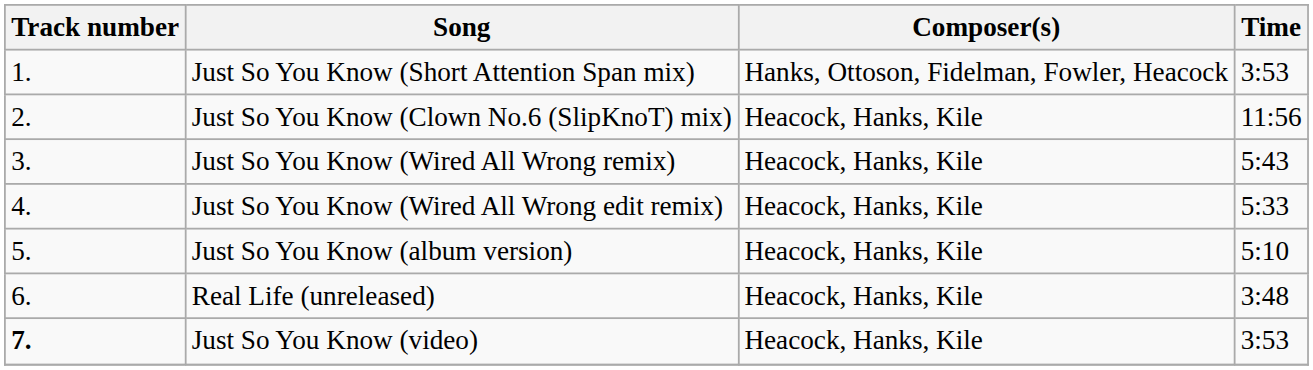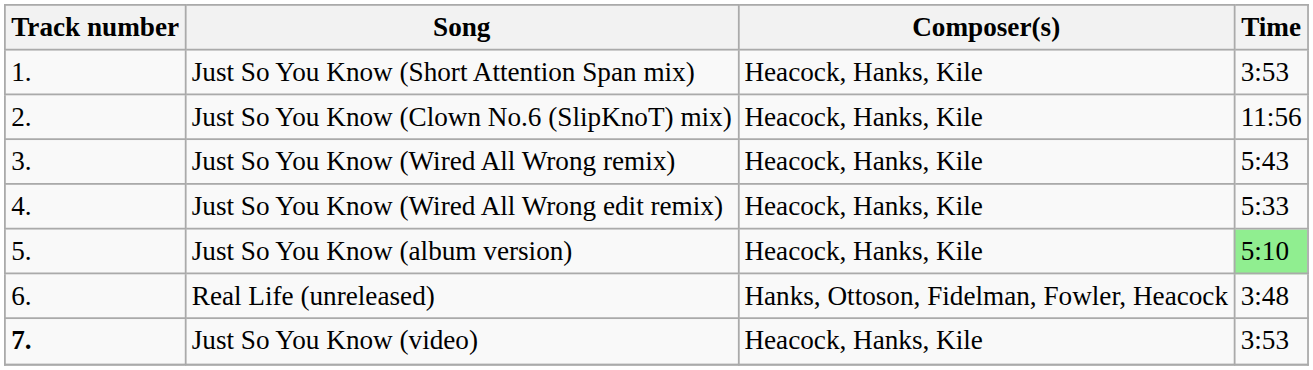(986, 71) Hanks, Ottoson, Fidelman, Fowler, Heacock -> (864, 71) Heacock, Hanks, Kile
(1265, 251) no background -> (1265, 251) lightgreen background
(864, 296) Heacock, Hanks, Kile -> (986, 296) Hanks, Ottoson, Fidelman, Fowler, Heacock
